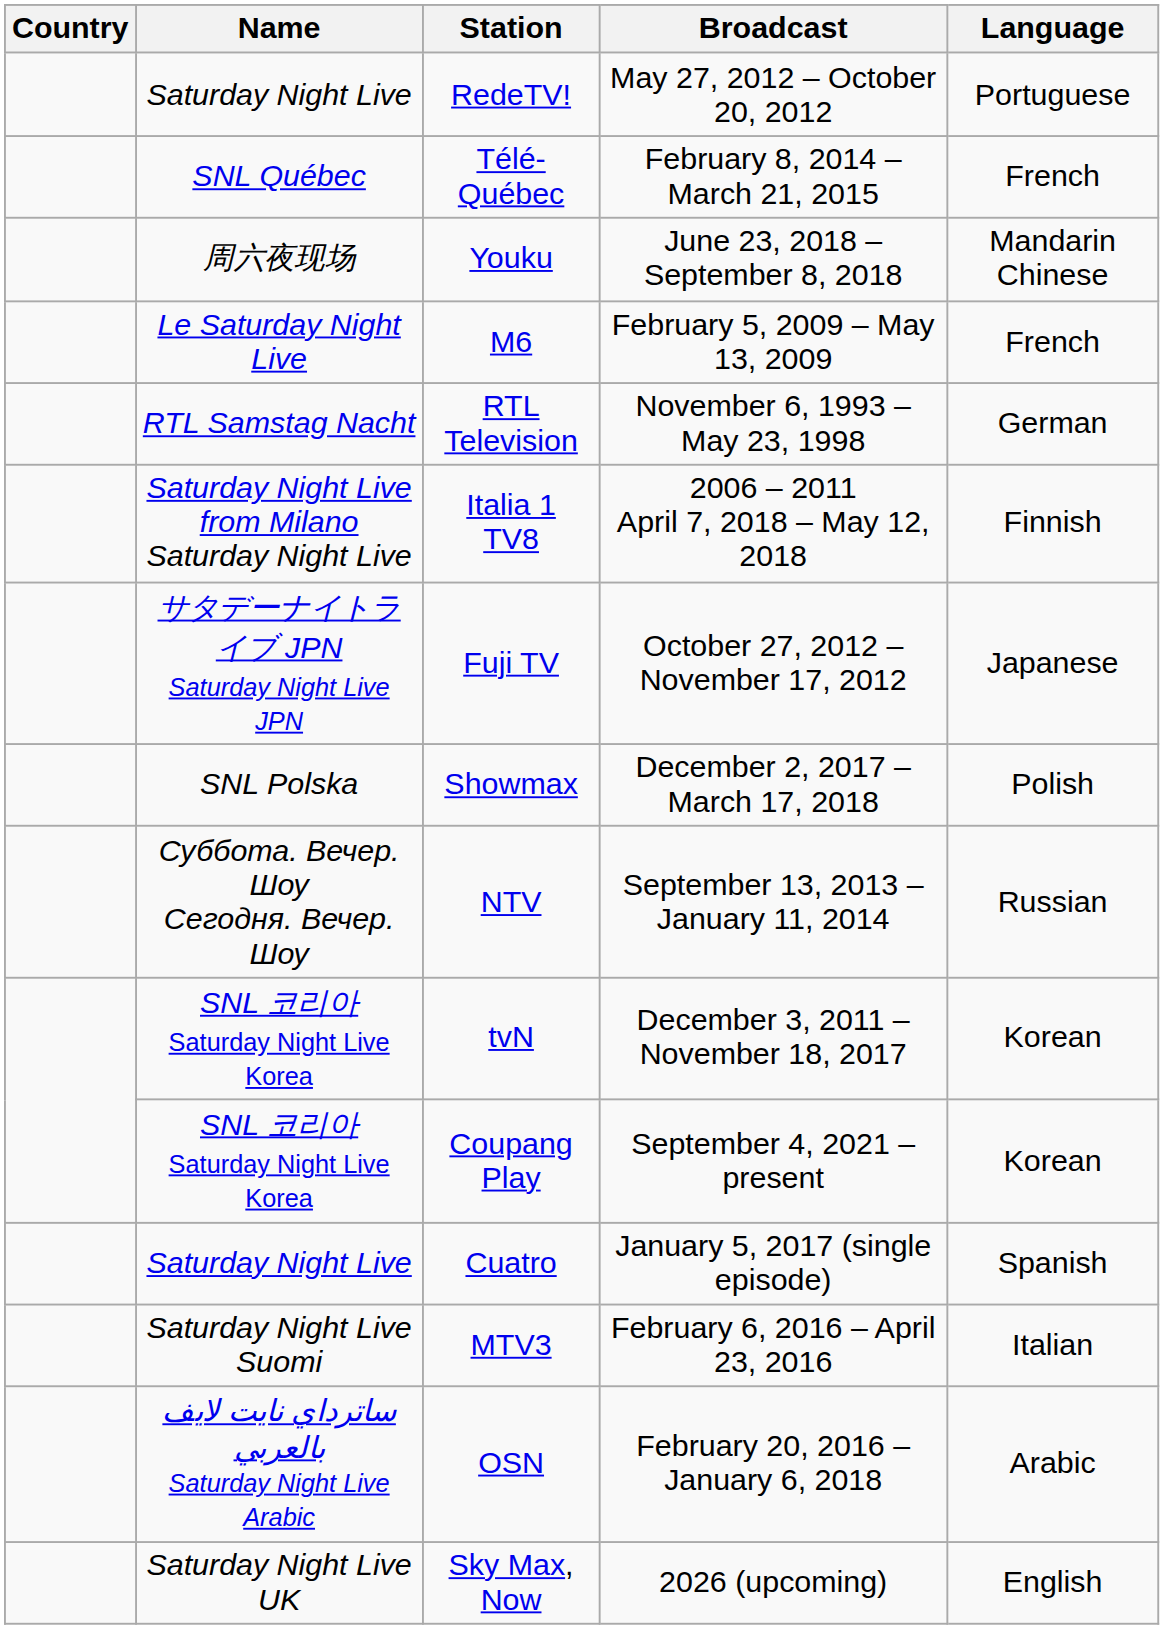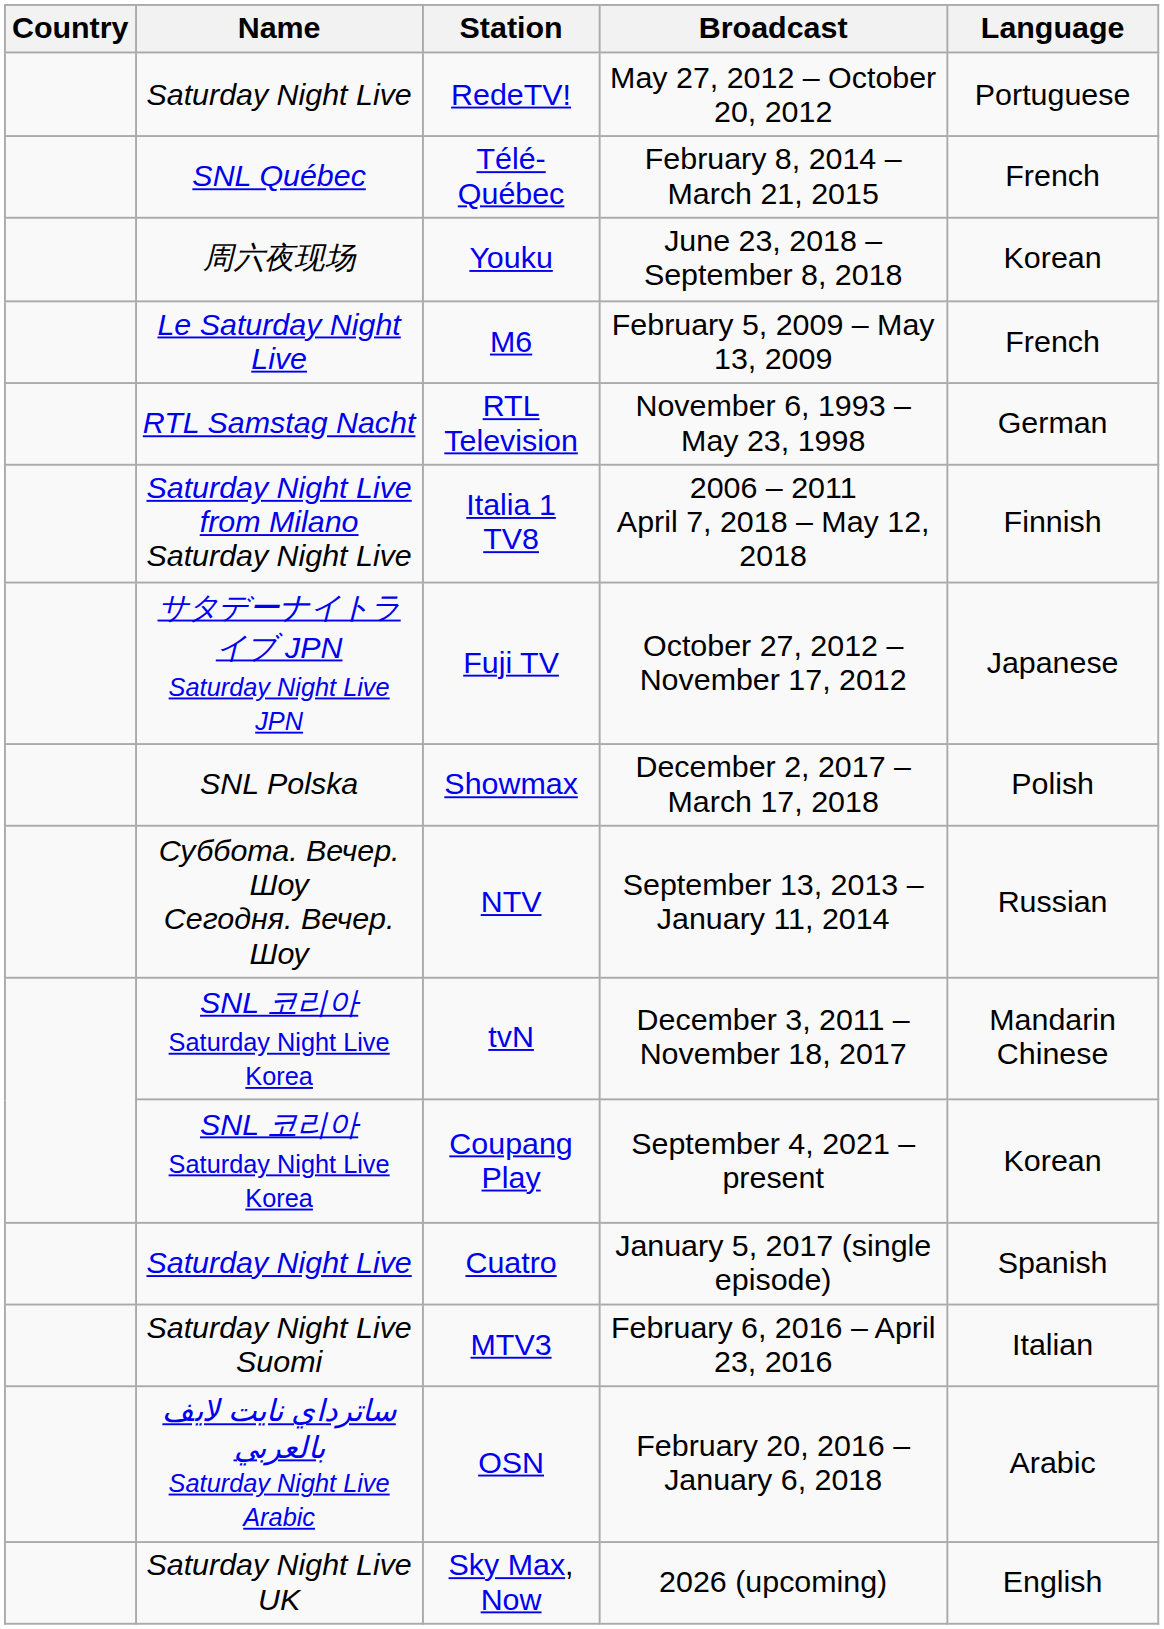(1053, 258) Mandarin Chinese -> (1053, 258) Korean
(1053, 1037) Korean -> (1053, 1037) Mandarin Chinese
